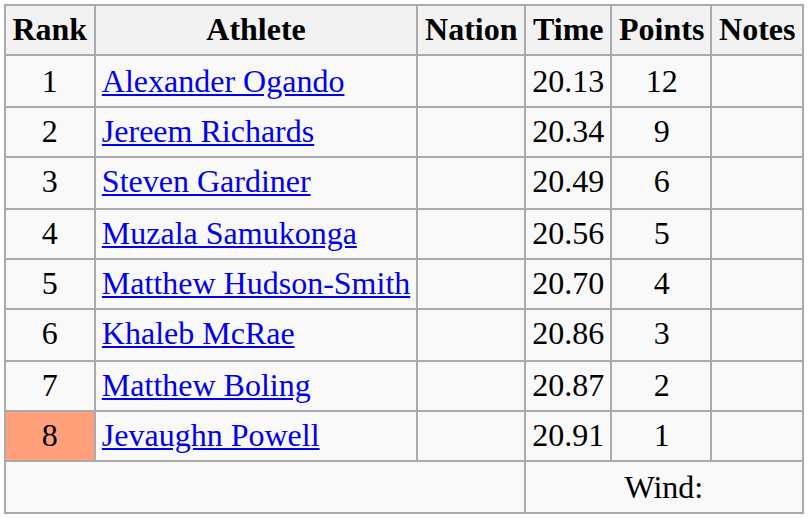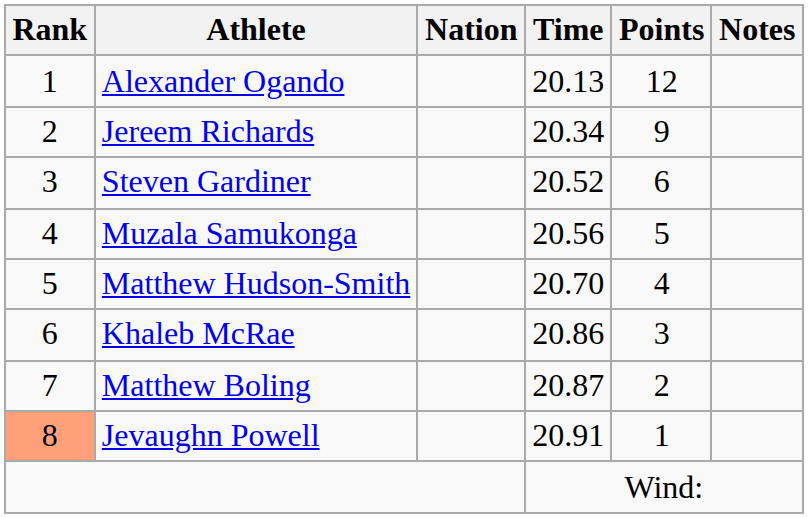(568, 182) 20.49 -> (568, 182) 20.52
